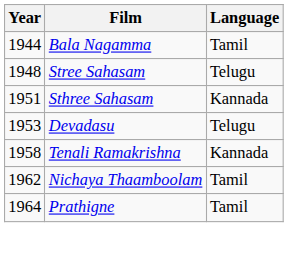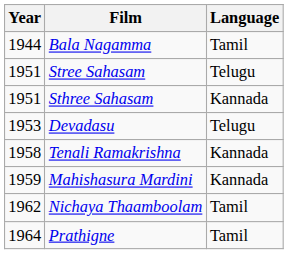(25, 72) 1948 -> (25, 72) 1951
+ row: (121, 180)
